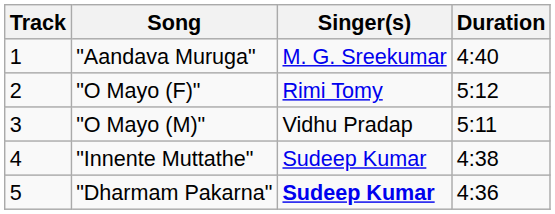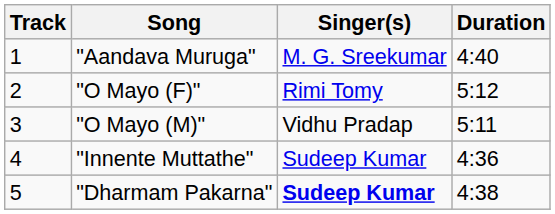(478, 159) 4:38 -> (478, 159) 4:36
(478, 193) 4:36 -> (478, 193) 4:38
